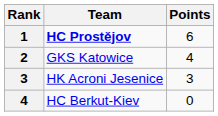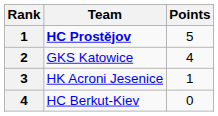(190, 36) 6 -> (190, 36) 5
(190, 79) 3 -> (190, 79) 1
